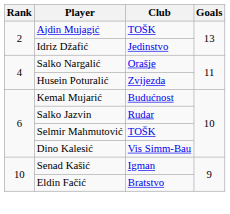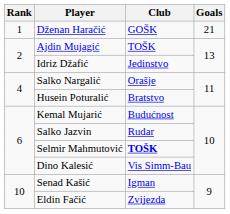+ row: (71, 30)
(147, 81) Zvijezda -> (146, 98) Bratstvo
(142, 132) normal -> (143, 149) bold
(146, 183) Bratstvo -> (147, 200) Zvijezda
